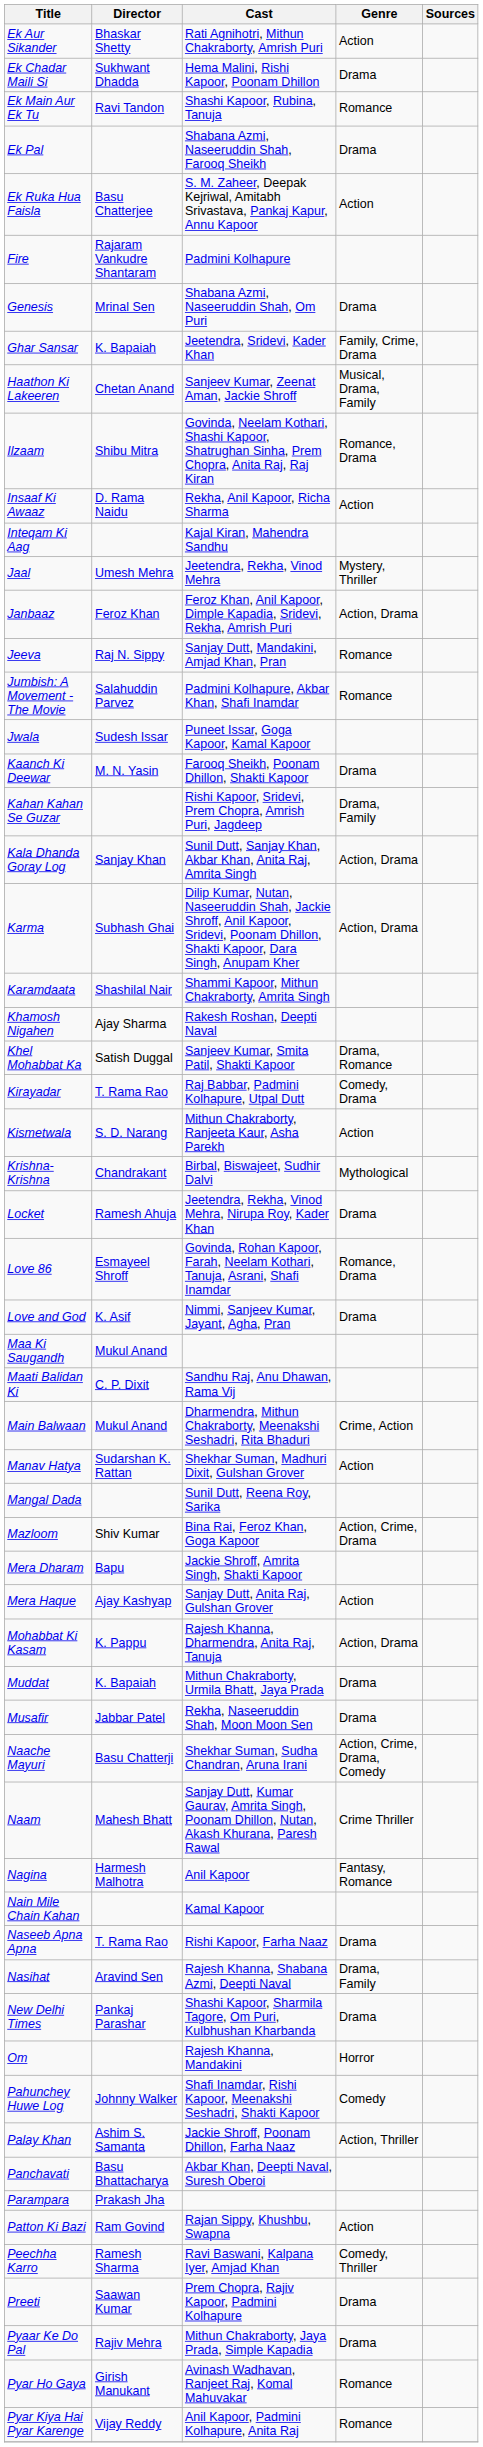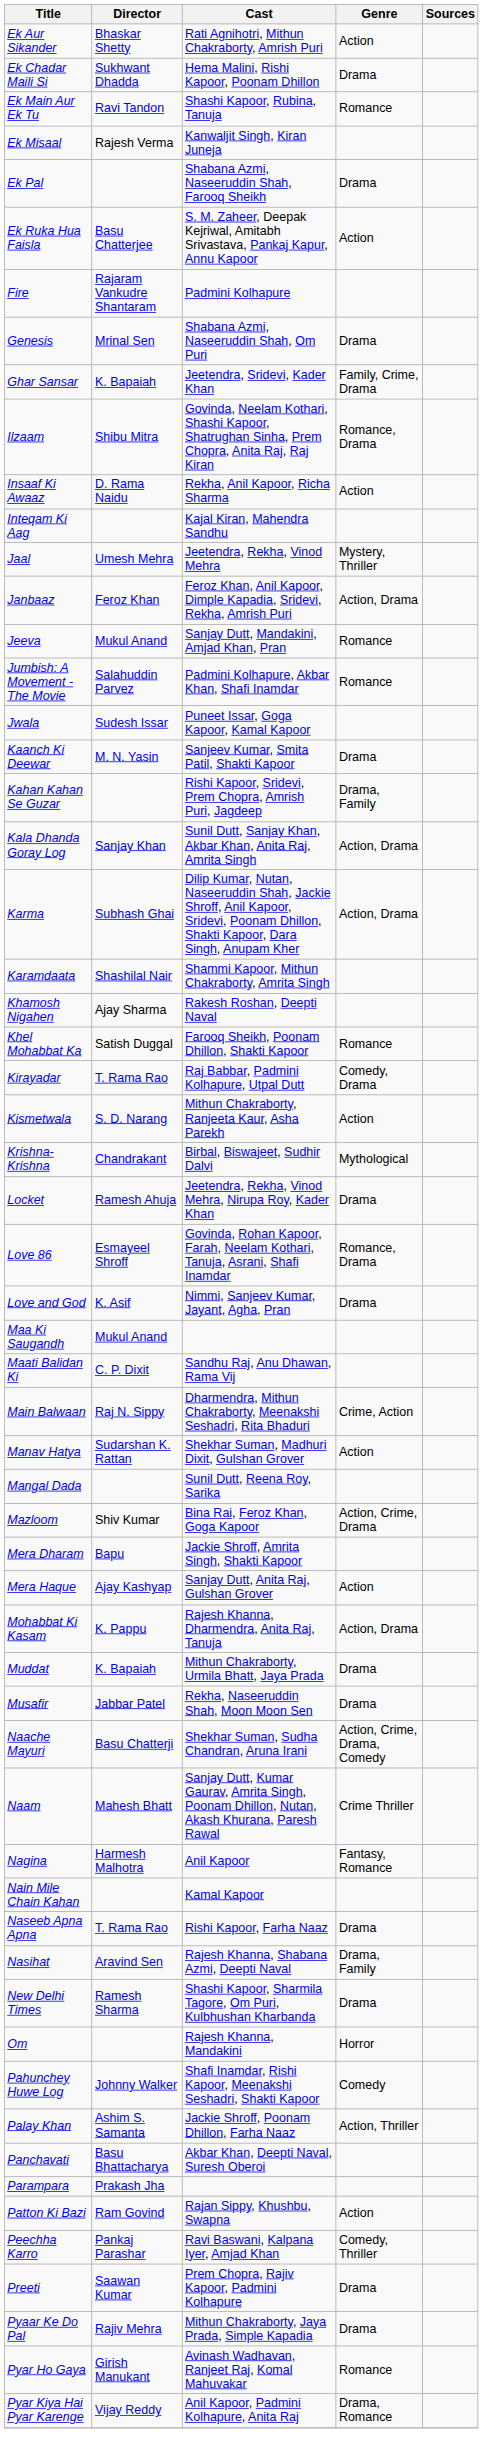+ row: (34, 142)
- row: (38, 389)
(130, 655) Raj N. Sippy -> (131, 641) Mukul Anand
(252, 770) Farooq Sheikh, Poonam Dhillon, Shakti Kapoor -> (247, 756) Sanjeev Kumar, Smita Patil, Shakti Kapoor
(247, 1058) Sanjeev Kumar, Smita Patil, Shakti Kapoor -> (252, 1043) Farooq Sheikh, Poonam Dhillon, Shakti Kapoor
(366, 1058) Drama, Romance -> (366, 1043) Romance
(131, 1425) Mukul Anand -> (130, 1411) Raj N. Sippy
(120, 2017) Pankaj Parashar -> (118, 2003) Ramesh Sharma
(118, 2261) Ramesh Sharma -> (120, 2247) Pankaj Parashar
(366, 2424) Romance -> (366, 2410) Drama, Romance
